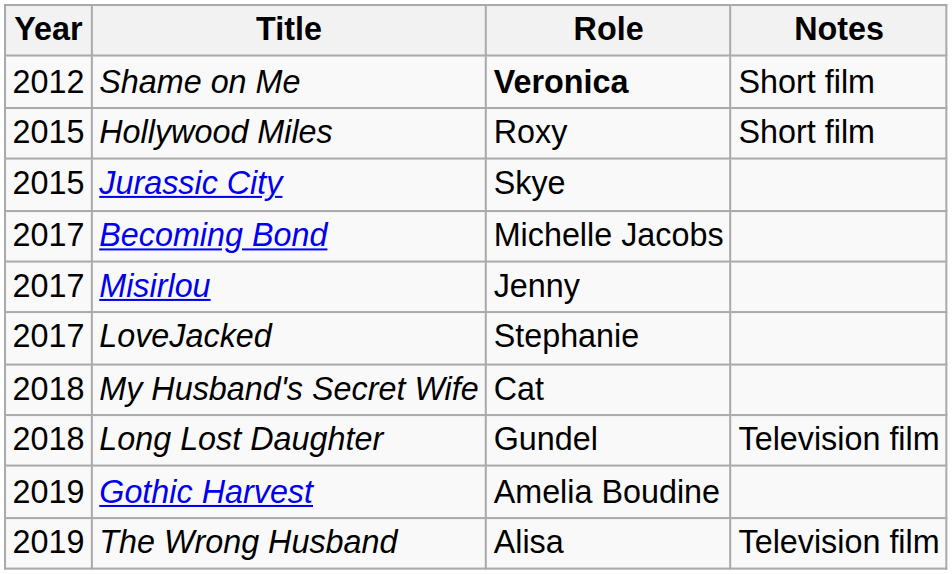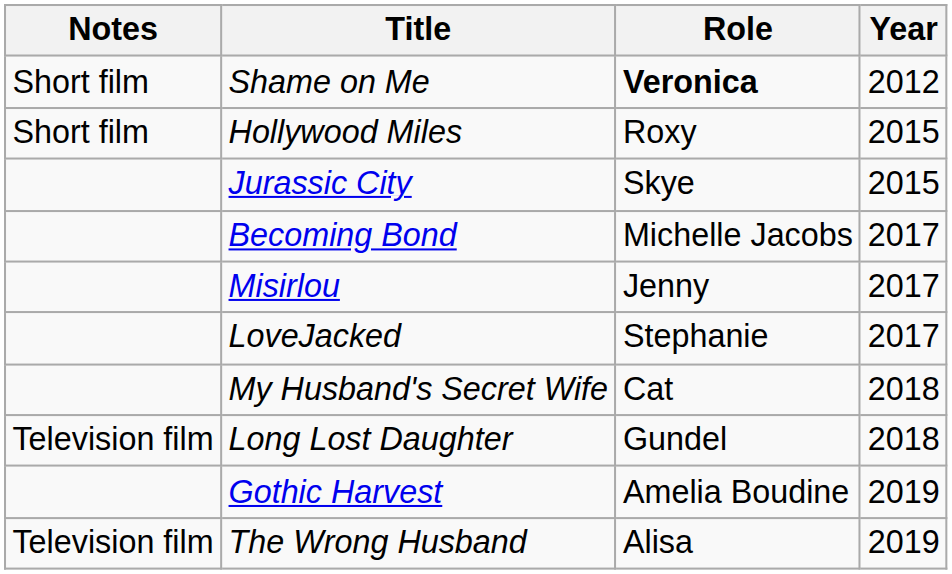columns swapped: (48, 30) <-> (839, 30)
